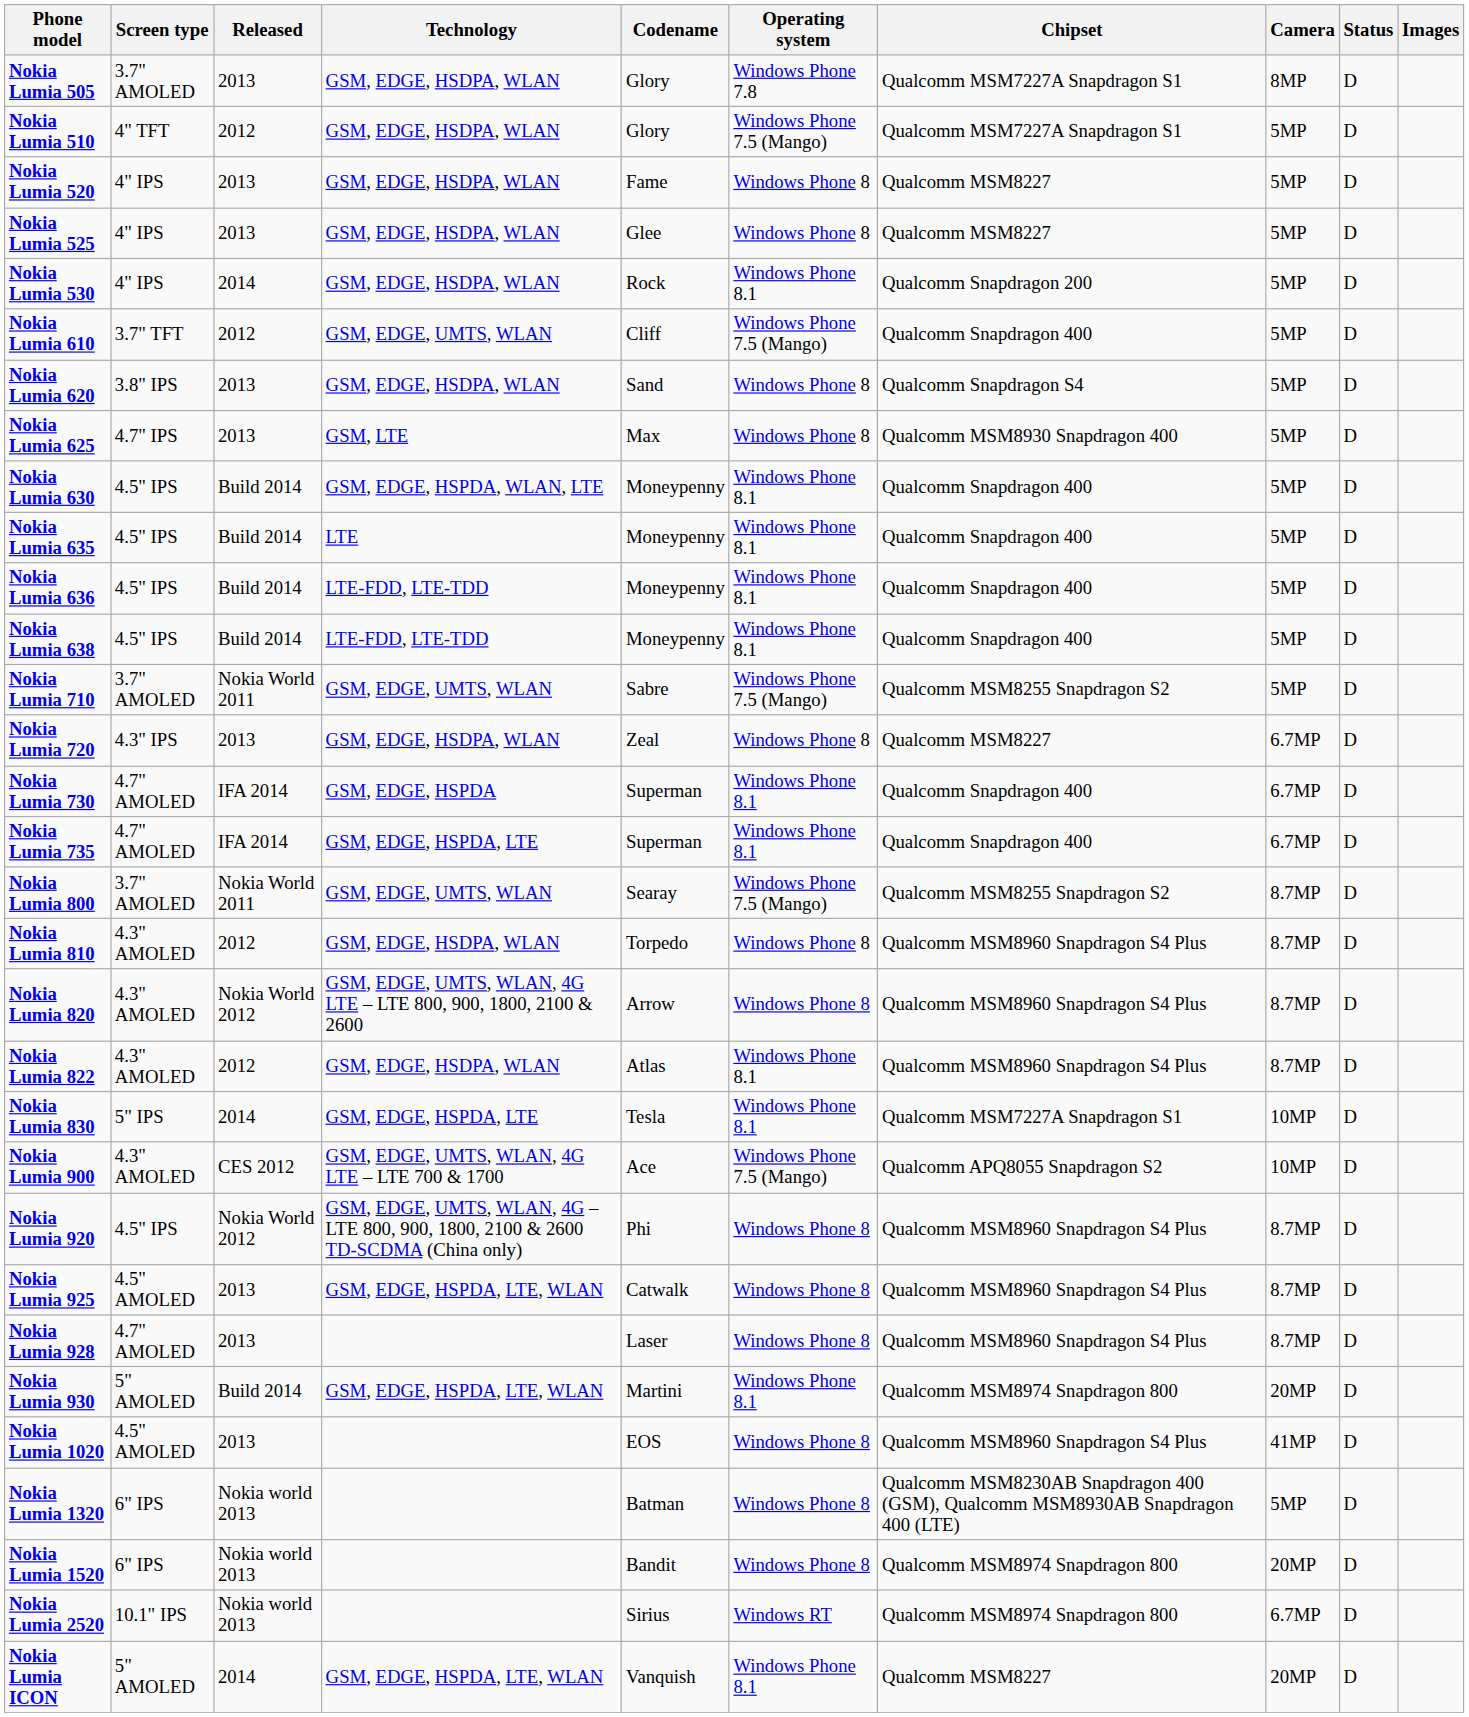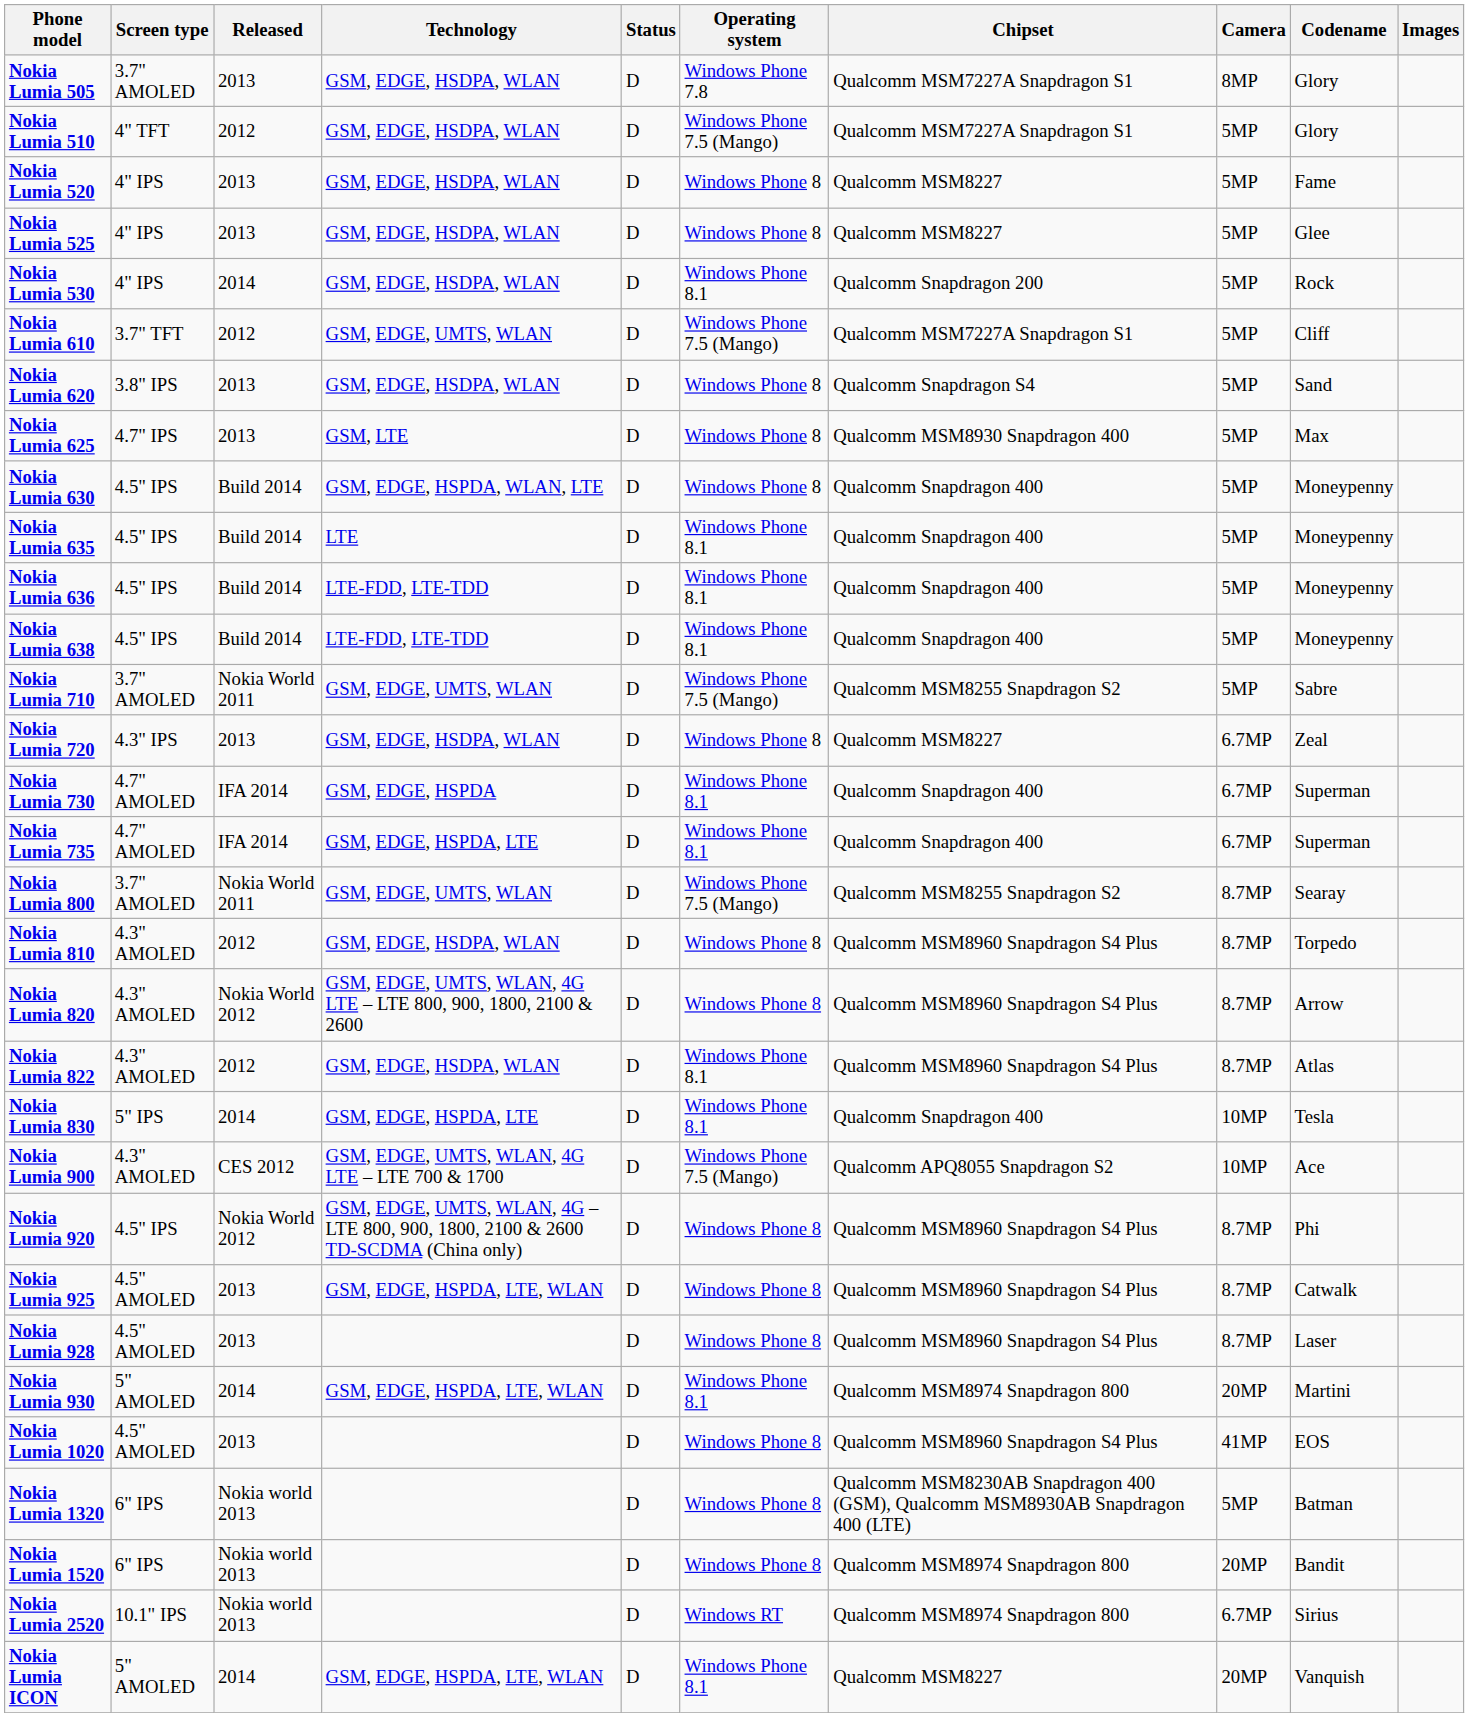columns swapped: (1368, 29) <-> (675, 29)
(987, 334) Qualcomm Snapdragon 400 -> (983, 334) Qualcomm MSM7227A Snapdragon S1
(795, 486) Windows Phone 8.1 -> (753, 486) Windows Phone 8
(1032, 1116) Qualcomm MSM7227A Snapdragon S1 -> (938, 1116) Qualcomm Snapdragon 400
(155, 1340) 4.7" AMOLED -> (155, 1340) 4.5" AMOLED
(260, 1391) Build 2014 -> (237, 1391) 2014
